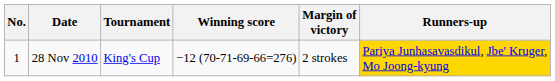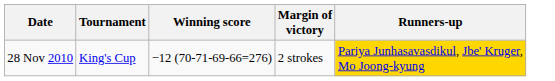- column: (17, 22)
